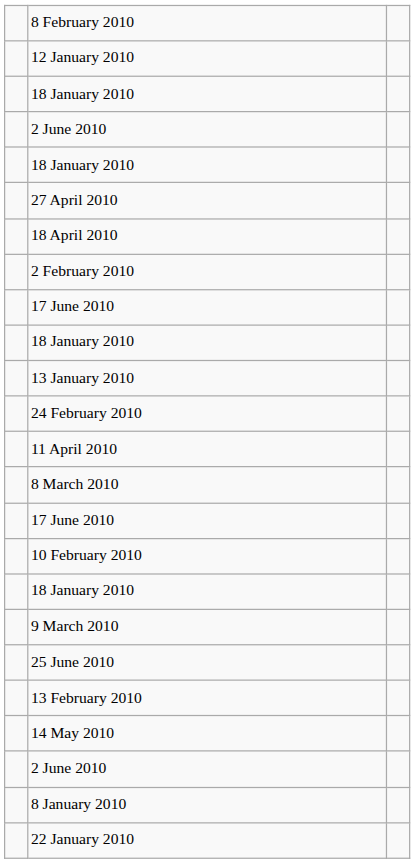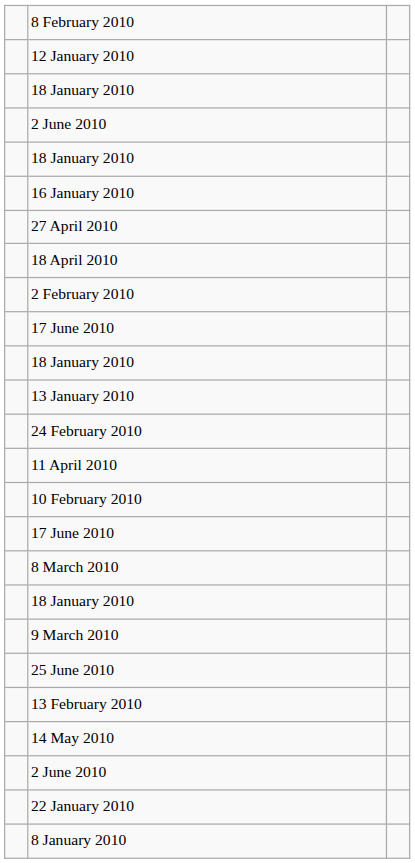+ row: (16, 193)
rows swapped: (16, 556) <-> (16, 485)
rows swapped: (16, 840) <-> (16, 805)
